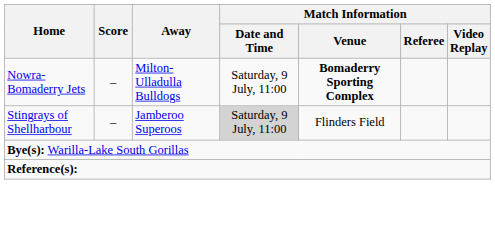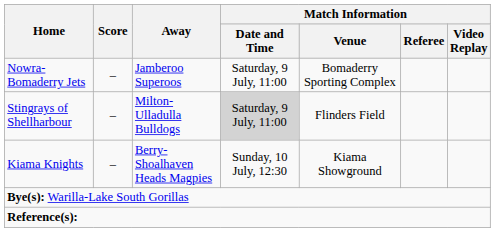(158, 82) Milton-Ulladulla Bulldogs -> (159, 75) Jamberoo Superoos
(350, 82) bold -> (350, 75) normal
(160, 122) Jamberoo Superoos -> (158, 115) Milton-Ulladulla Bulldogs
+ row: (45, 163)
